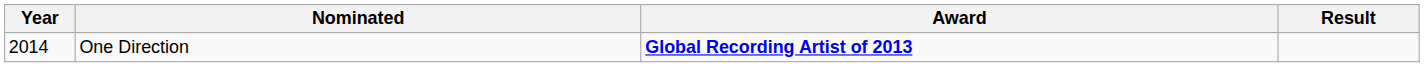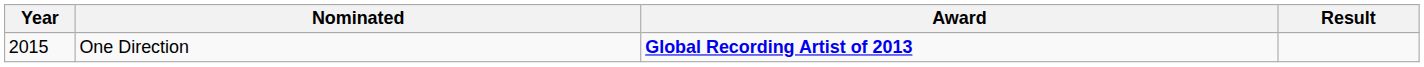(29, 47) 2014 -> (29, 47) 2015
